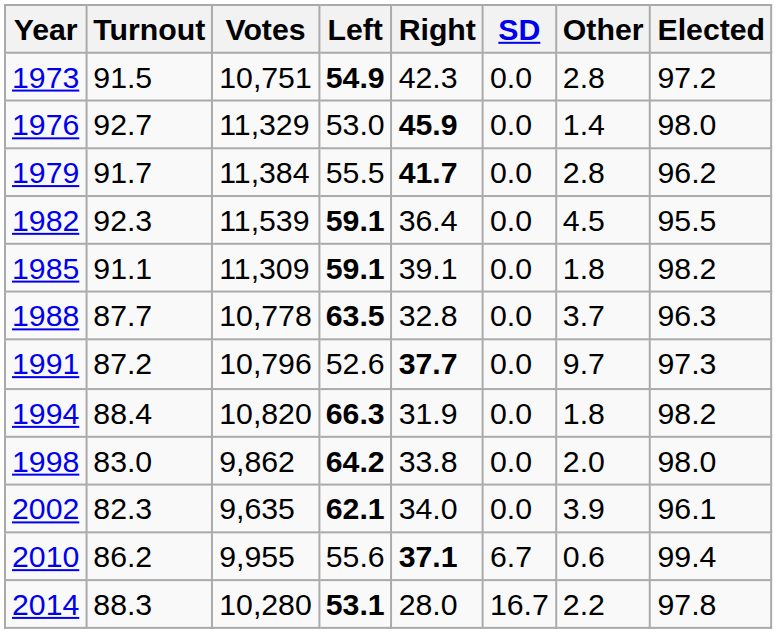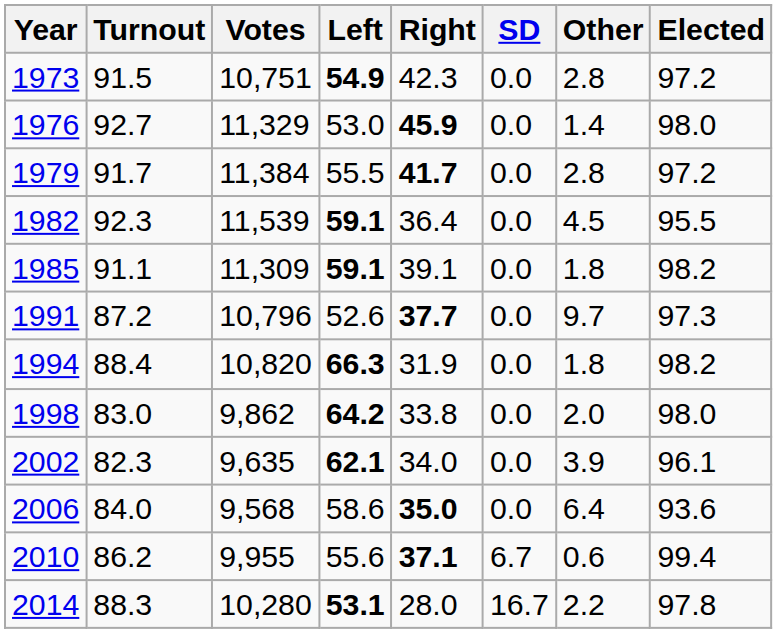(687, 173) 96.2 -> (687, 173) 97.2
- row: (46, 316)
+ row: (46, 508)
